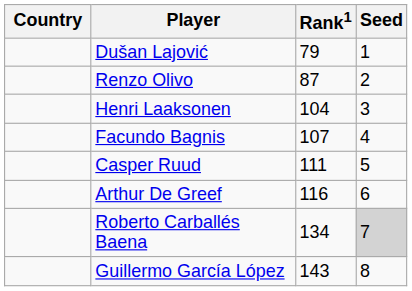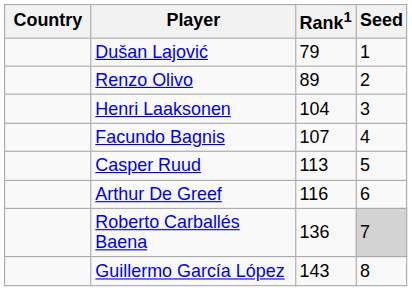(310, 80) 87 -> (310, 80) 89
(313, 165) 111 -> (314, 165) 113
(315, 232) 134 -> (315, 232) 136
